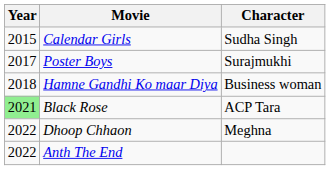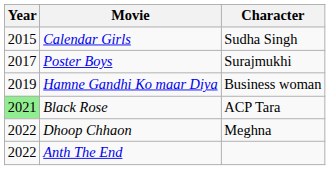(22, 84) 2018 -> (22, 84) 2019
